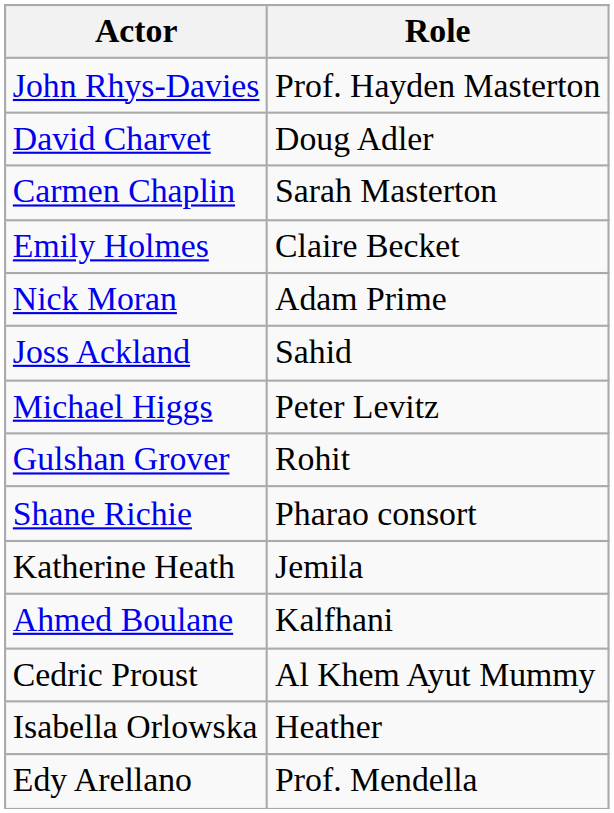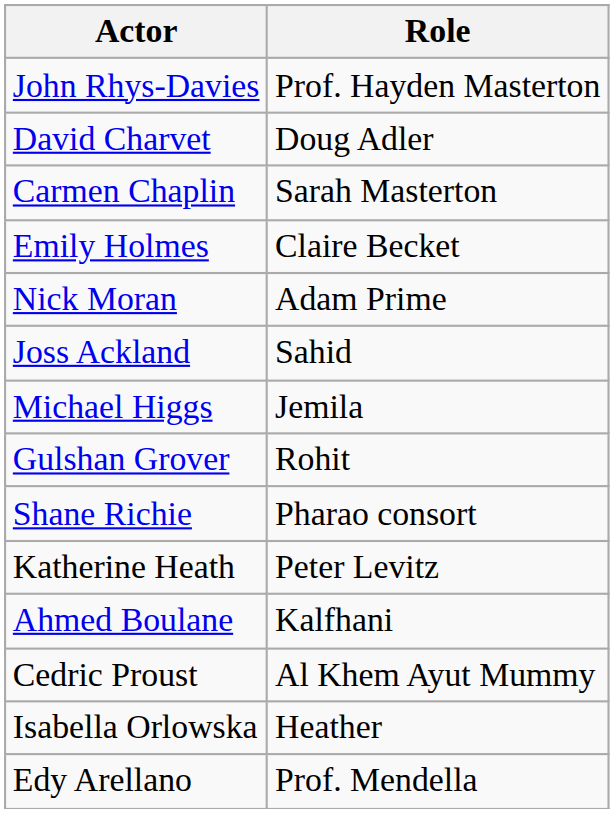(357, 406) Peter Levitz -> (319, 406) Jemila
(319, 566) Jemila -> (357, 566) Peter Levitz
